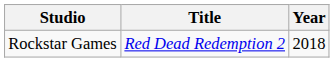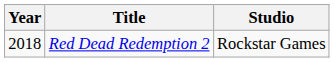columns swapped: (309, 17) <-> (63, 17)
